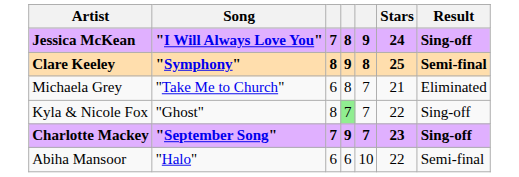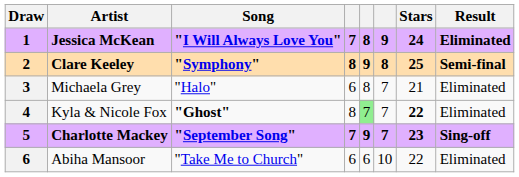+ column: (26, 16)
(446, 40) Sing-off -> (475, 40) Eliminated
(220, 87) "Take Me to Church" -> (195, 87) "Halo"
(180, 111) normal -> (202, 111) bold
(397, 111) normal -> (416, 111) bold
(446, 111) Sing-off -> (473, 111) Eliminated
(176, 159) "Halo" -> (239, 159) "Take Me to Church"
(452, 159) Semi-final -> (473, 159) Eliminated
